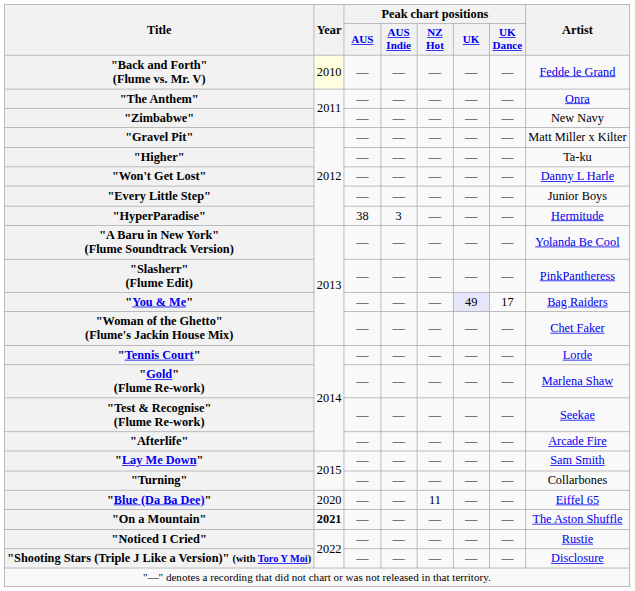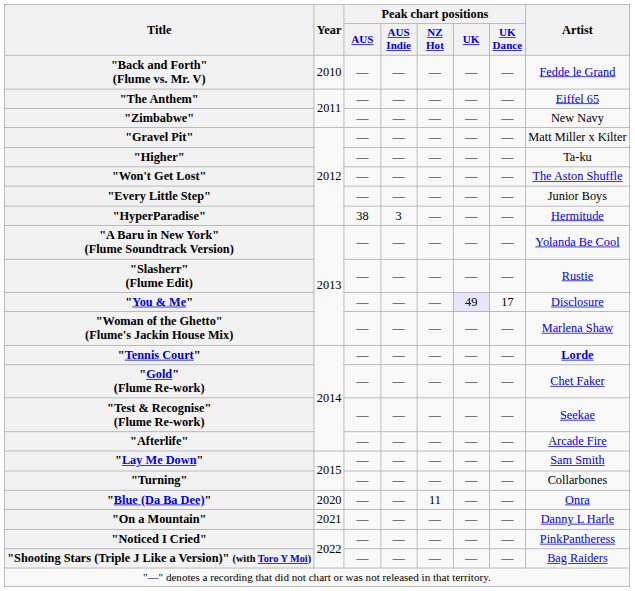(329, 72) lightyellow background -> (329, 72) no background
(577, 98) Onra -> (577, 98) Eiffel 65
(577, 176) Danny L Harle -> (577, 176) The Aston Shuffle
(577, 275) PinkPantheress -> (577, 275) Rustie
(577, 302) Bag Raiders -> (577, 302) Disclosure
(577, 328) Chet Faker -> (577, 328) Marlena Shaw
(577, 355) normal -> (577, 355) bold
(577, 381) Marlena Shaw -> (577, 381) Chet Faker
(577, 500) Eiffel 65 -> (577, 500) Onra
(329, 519) bold -> (329, 519) normal
(577, 519) The Aston Shuffle -> (577, 519) Danny L Harle
(577, 539) Rustie -> (577, 539) PinkPantheress
(577, 558) Disclosure -> (577, 558) Bag Raiders
